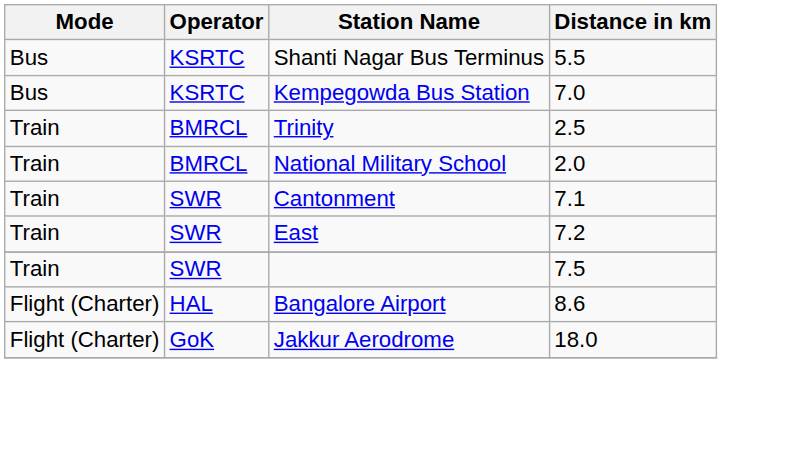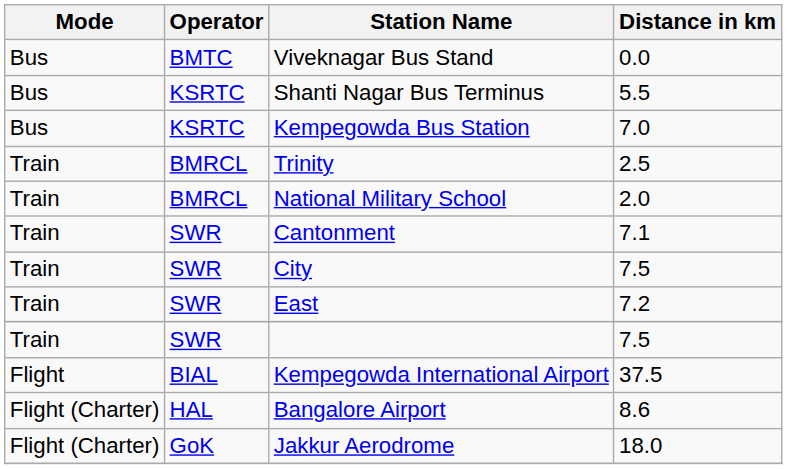+ row: (384, 57)
+ row: (293, 269)
+ row: (441, 374)
